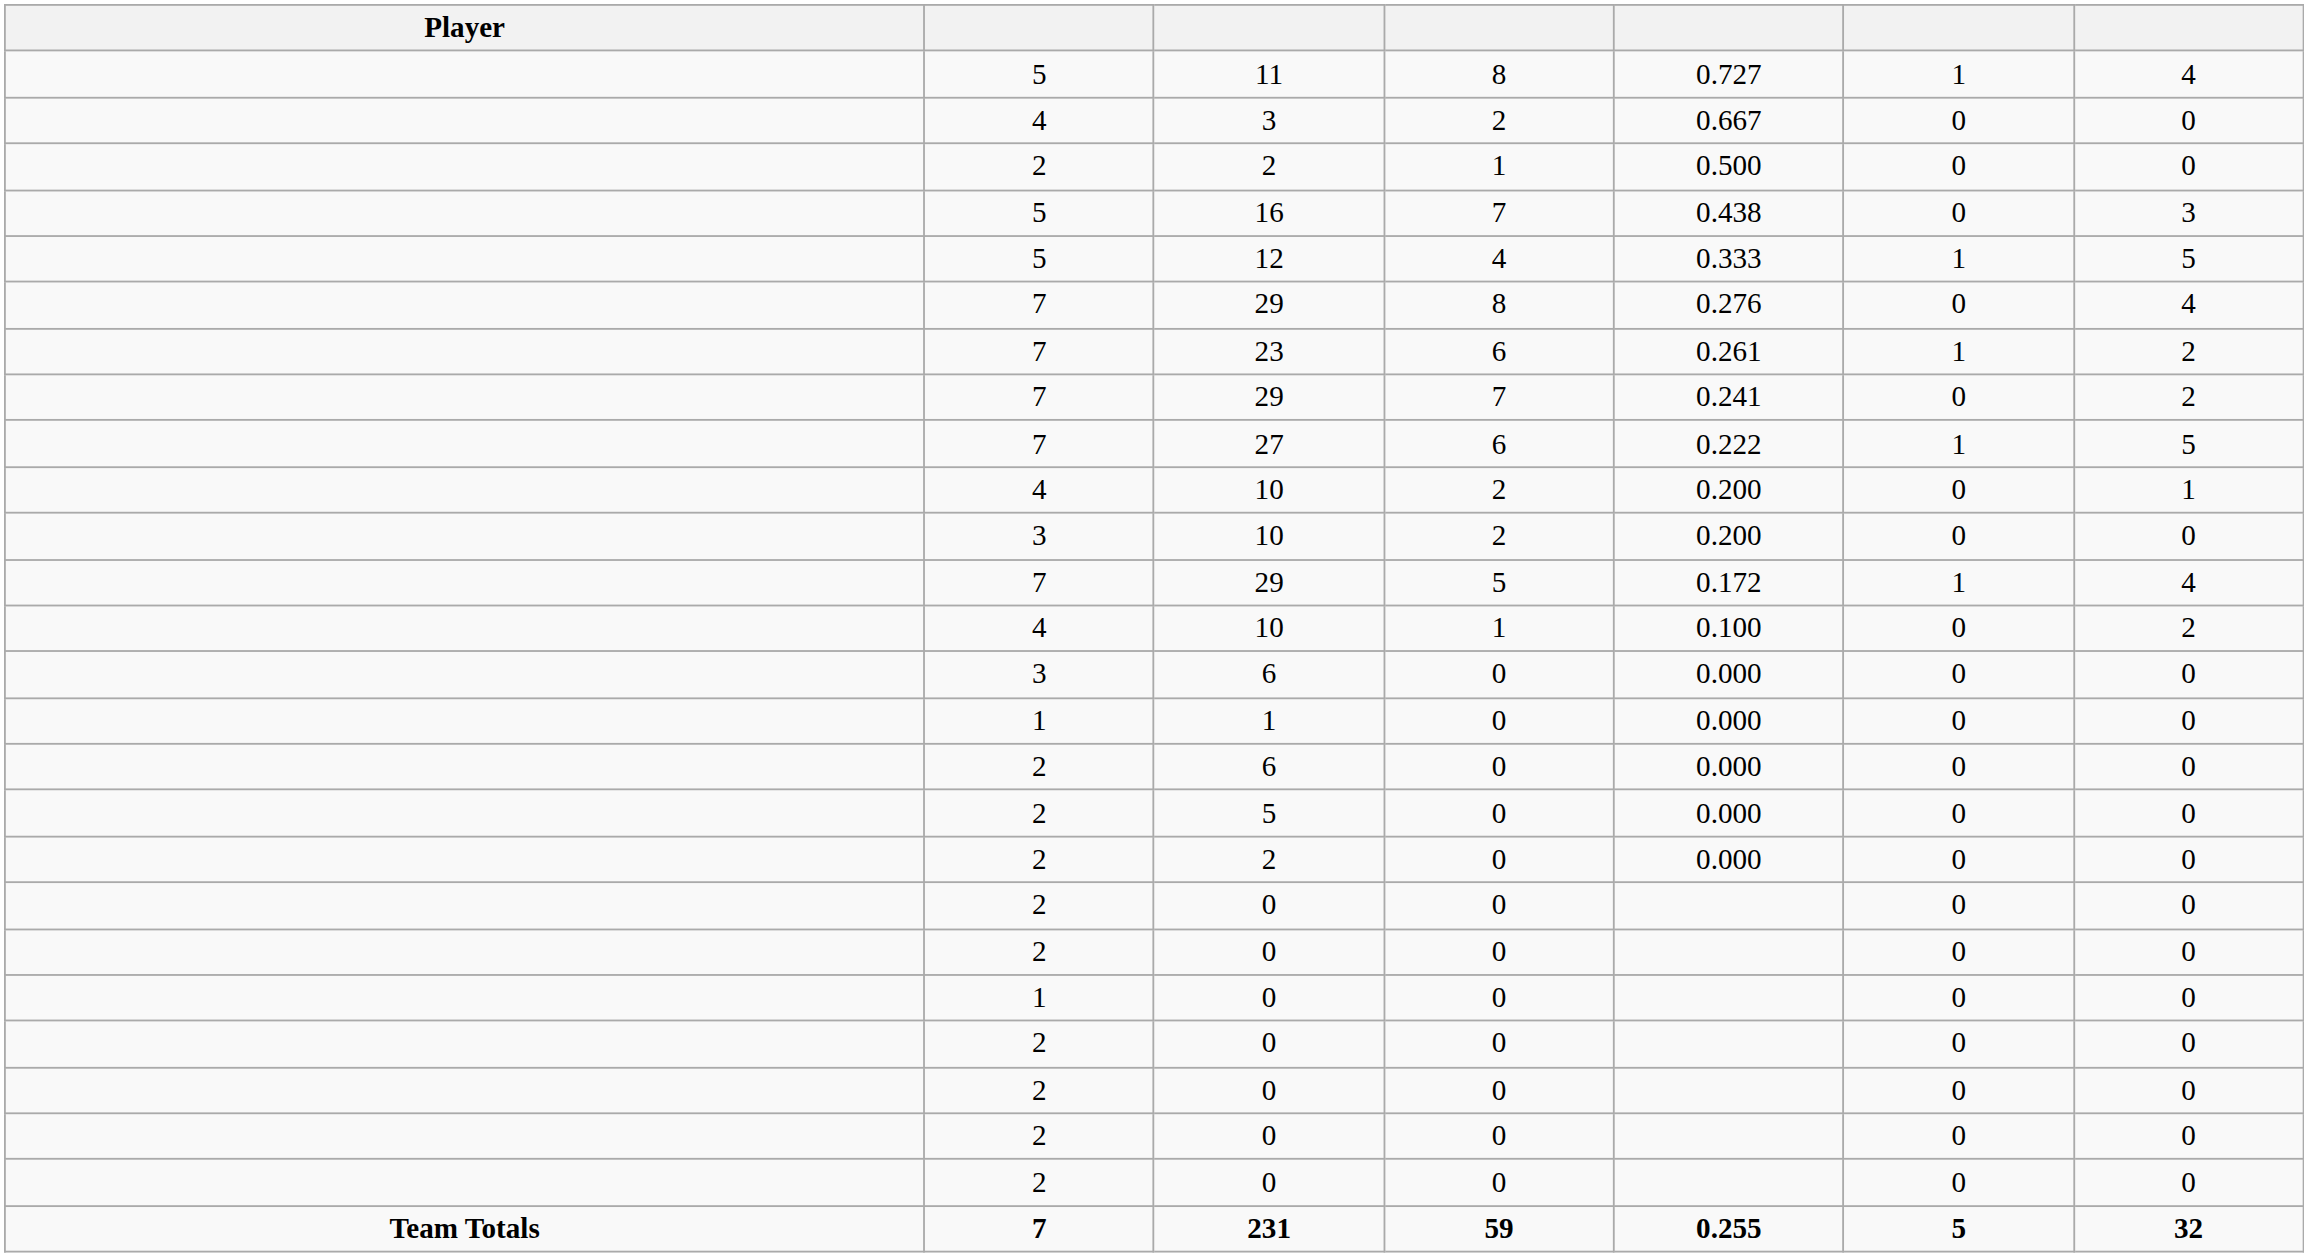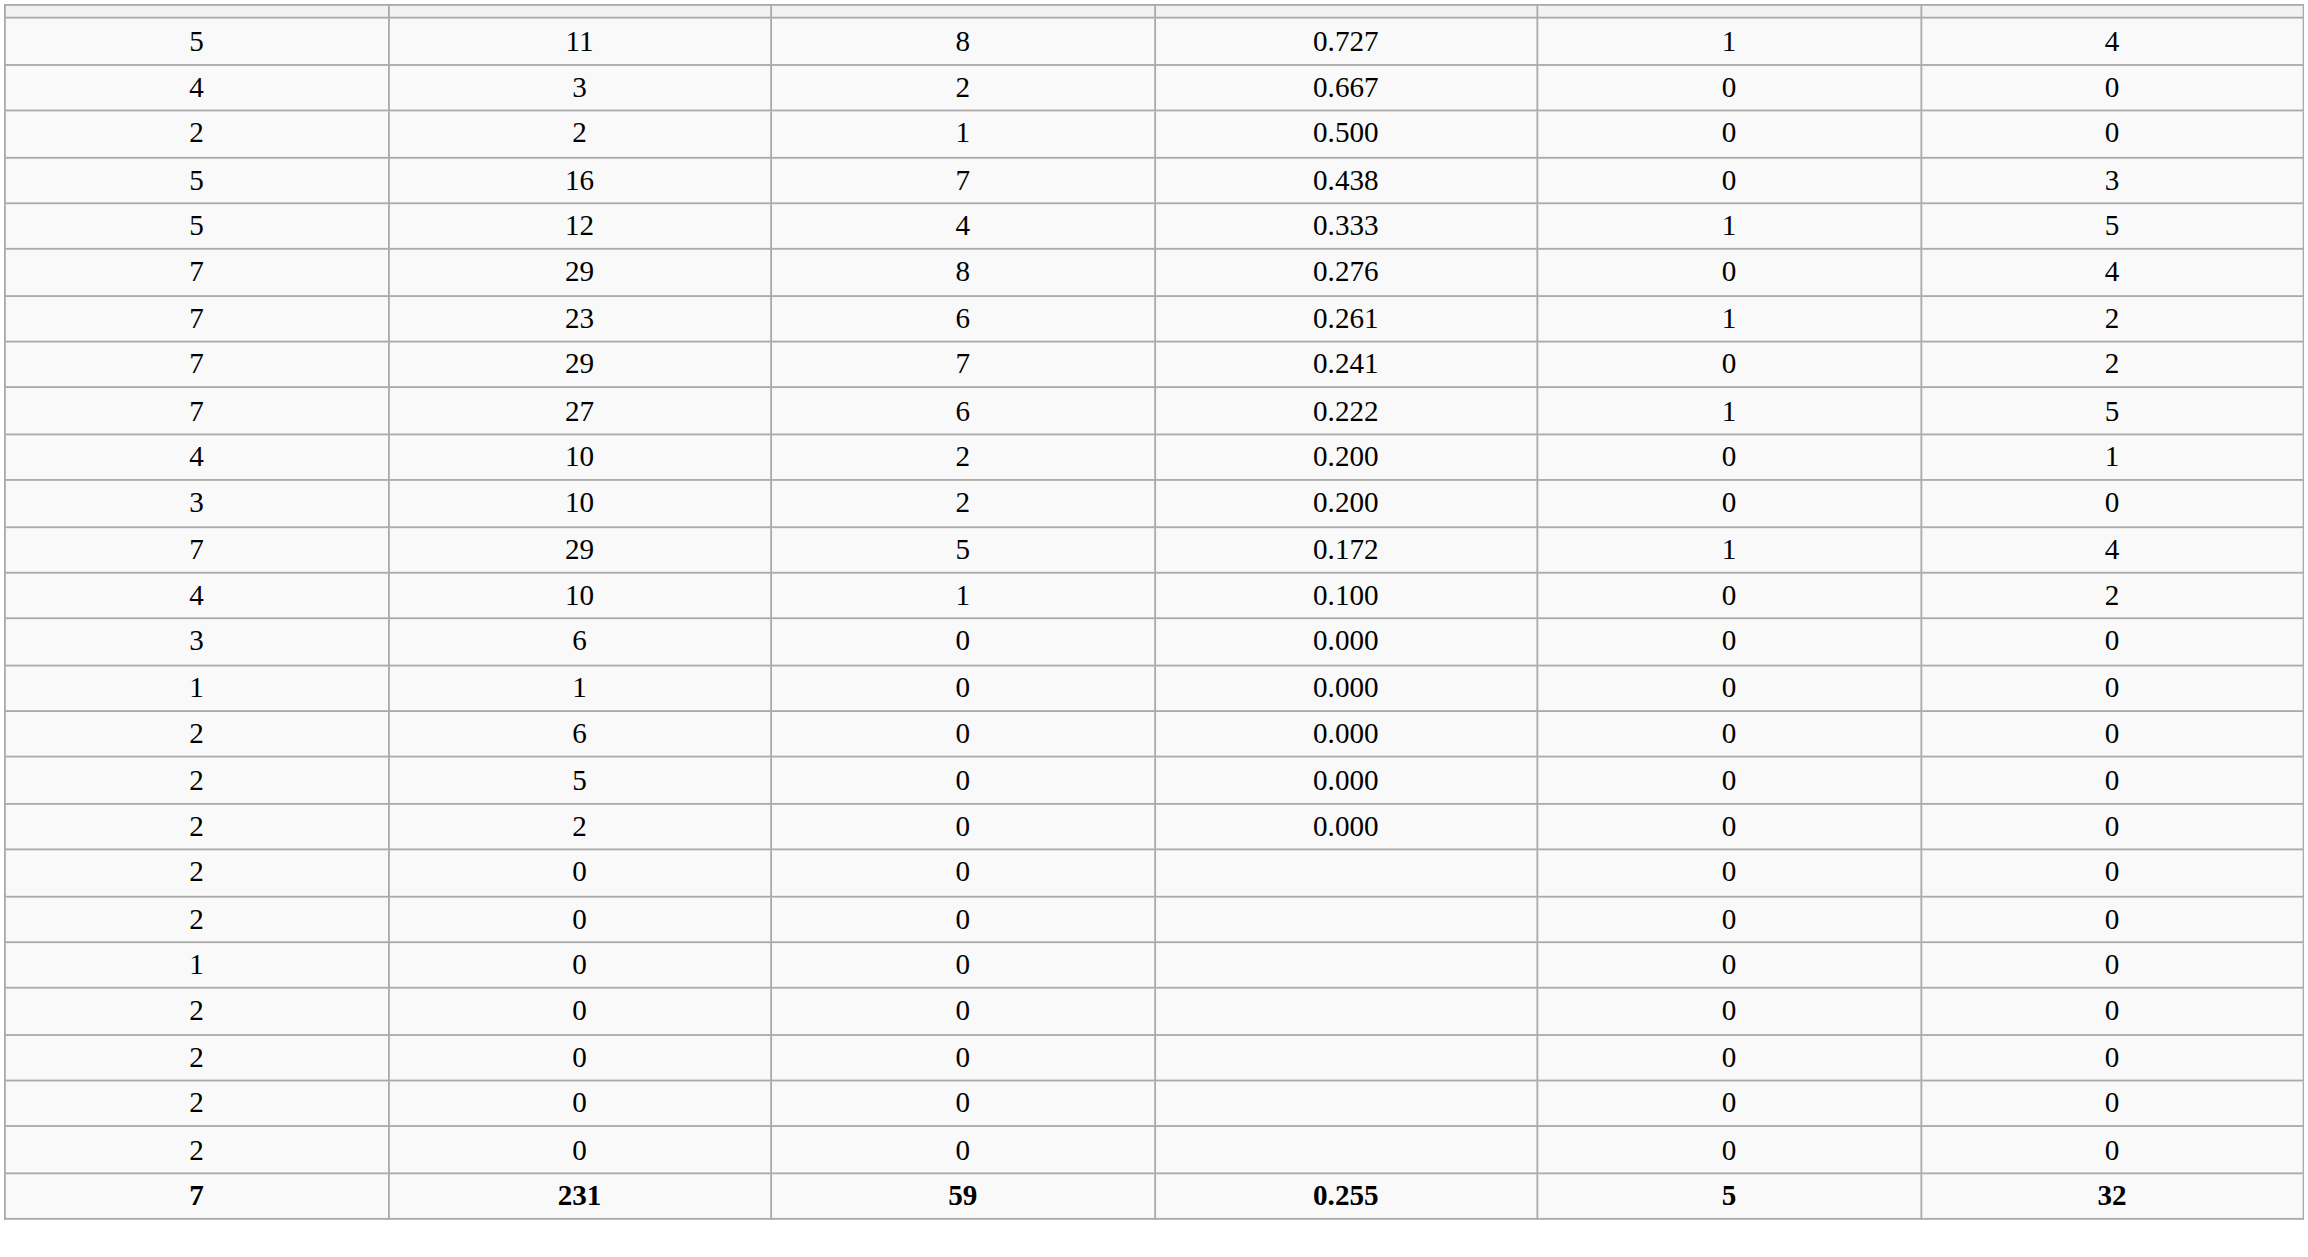- column: (465, 27)
